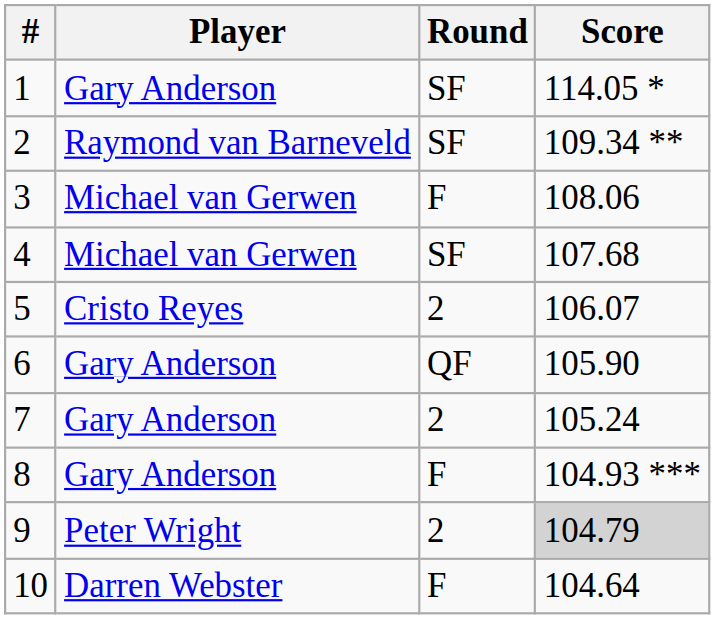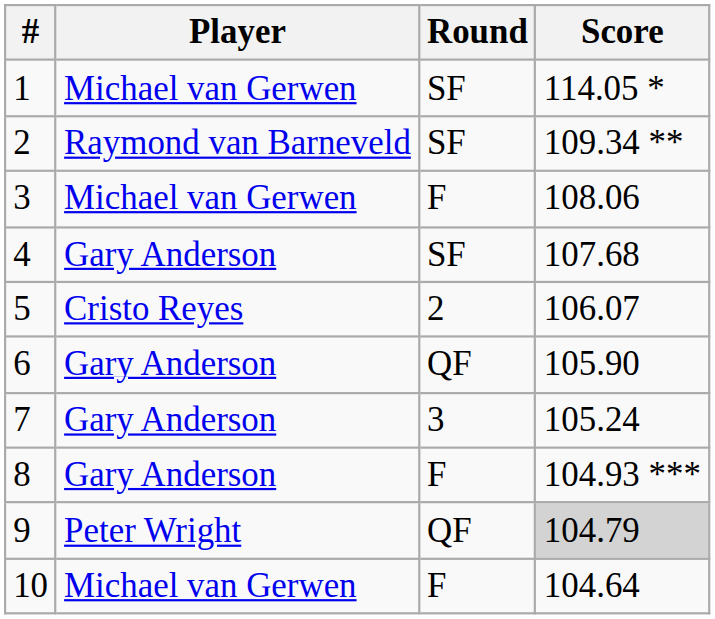(170, 87) Gary Anderson -> (210, 87) Michael van Gerwen
(210, 253) Michael van Gerwen -> (170, 253) Gary Anderson
(436, 419) 2 -> (436, 419) 3
(436, 530) 2 -> (449, 530) QF
(173, 585) Darren Webster -> (210, 585) Michael van Gerwen
